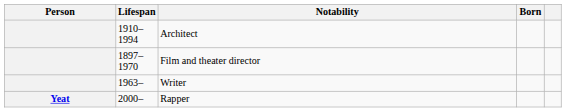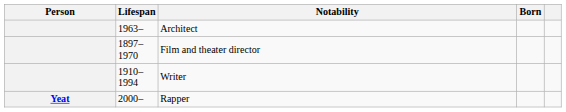(131, 34) 1910–1994 -> (131, 28) 1963–
(131, 83) 1963– -> (131, 77) 1910–1994
